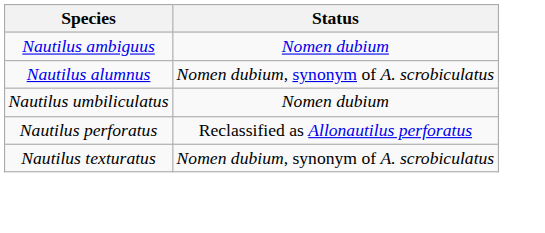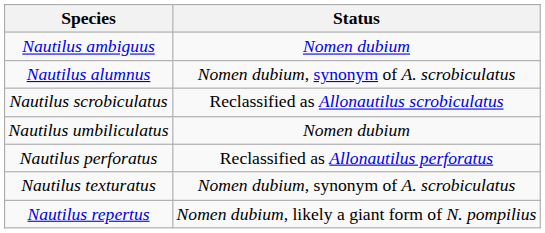+ row: (89, 102)
+ row: (89, 213)
